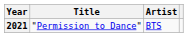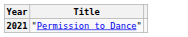- column: (162, 11)
